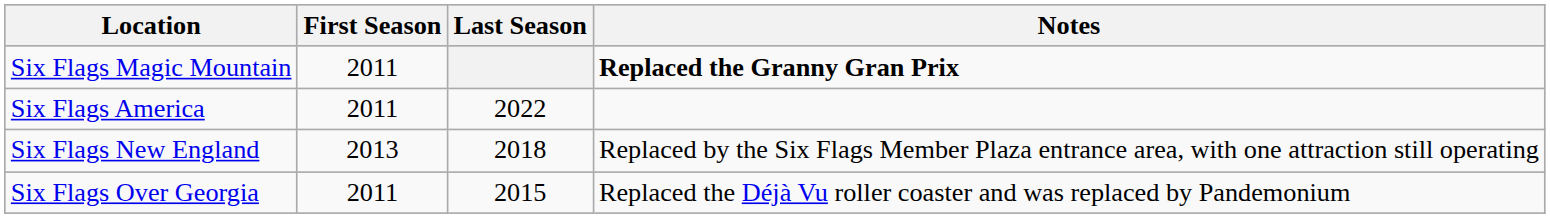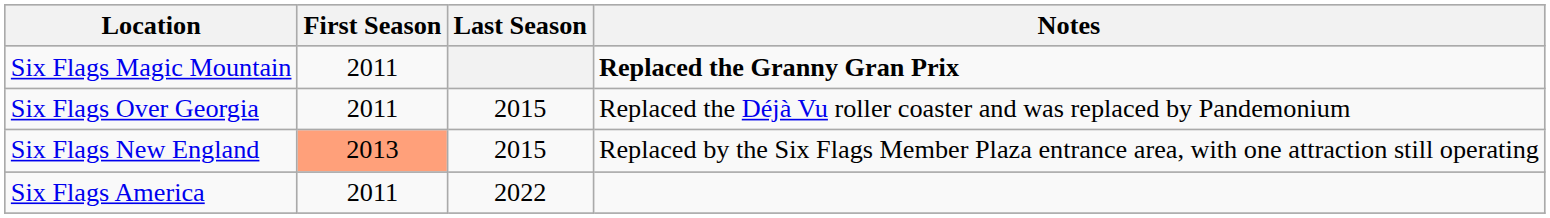rows swapped: (135, 191) <-> (108, 108)
(372, 150) no background -> (372, 150) lightsalmon background
(520, 150) 2018 -> (520, 150) 2015
